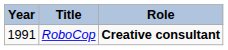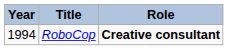(22, 35) 1991 -> (22, 35) 1994
